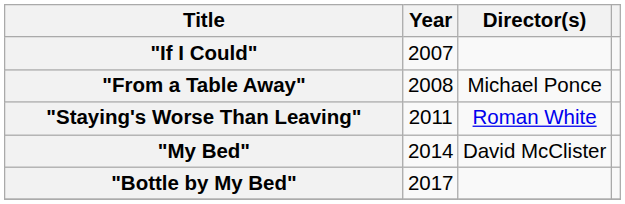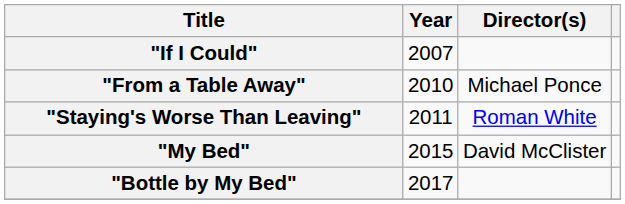(431, 85) 2008 -> (431, 85) 2010
(431, 150) 2014 -> (431, 150) 2015
